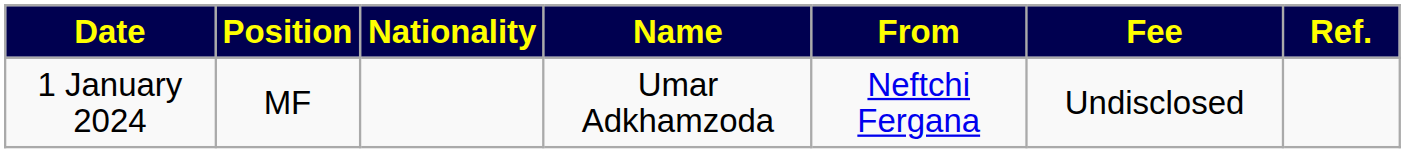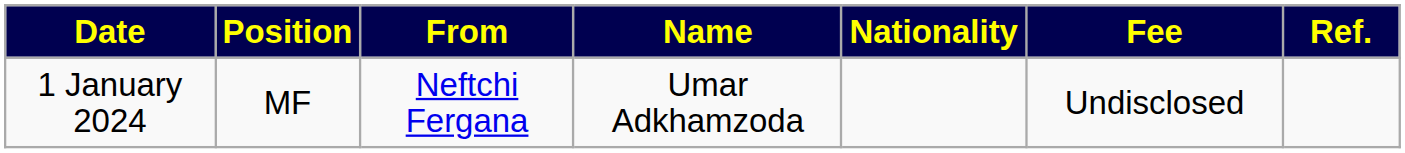columns swapped: (452, 32) <-> (919, 32)
